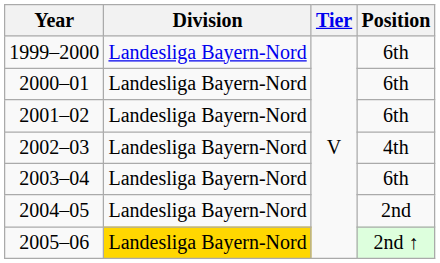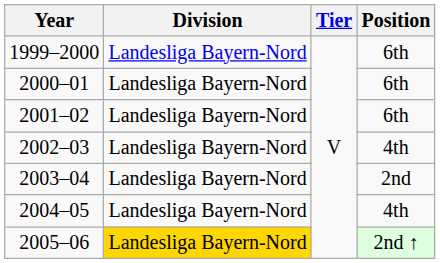(396, 178) 6th -> (396, 178) 2nd
(396, 210) 2nd -> (396, 210) 4th
